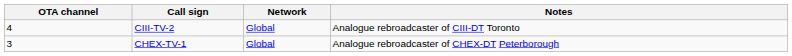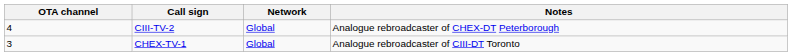(426, 28) Analogue rebroadcaster of CIII-DT Toronto -> (446, 28) Analogue rebroadcaster of CHEX-DT Peterborough
(446, 43) Analogue rebroadcaster of CHEX-DT Peterborough -> (426, 43) Analogue rebroadcaster of CIII-DT Toronto
